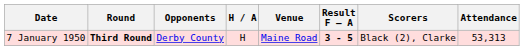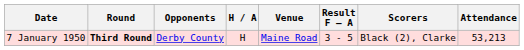(339, 38) bold -> (339, 38) normal
(489, 38) 53,313 -> (489, 38) 53,213
